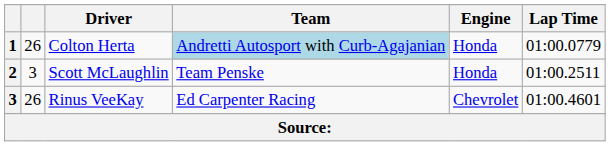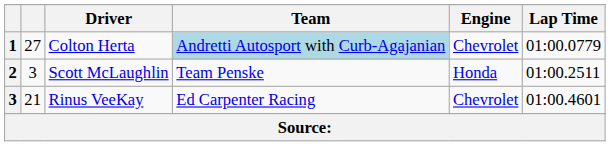(33, 45) 26 -> (33, 45) 27
(475, 45) Honda -> (486, 45) Chevrolet
(33, 100) 26 -> (33, 100) 21
